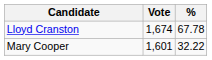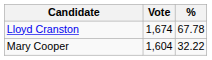(159, 47) 1,601 -> (159, 47) 1,604
